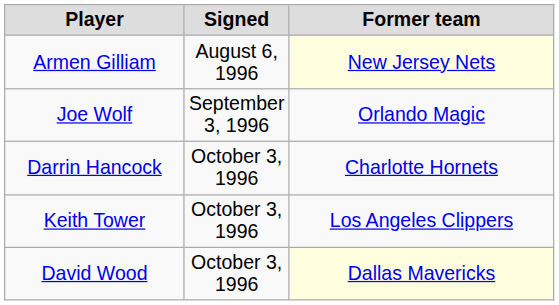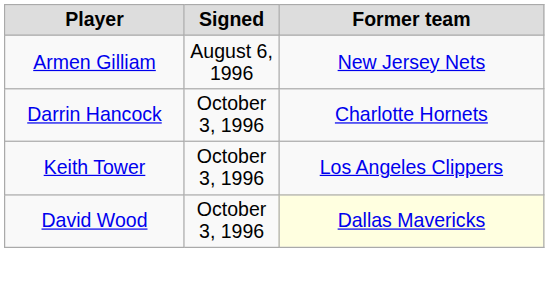(421, 61) lightyellow background -> (411, 61) no background
- row: (94, 114)
